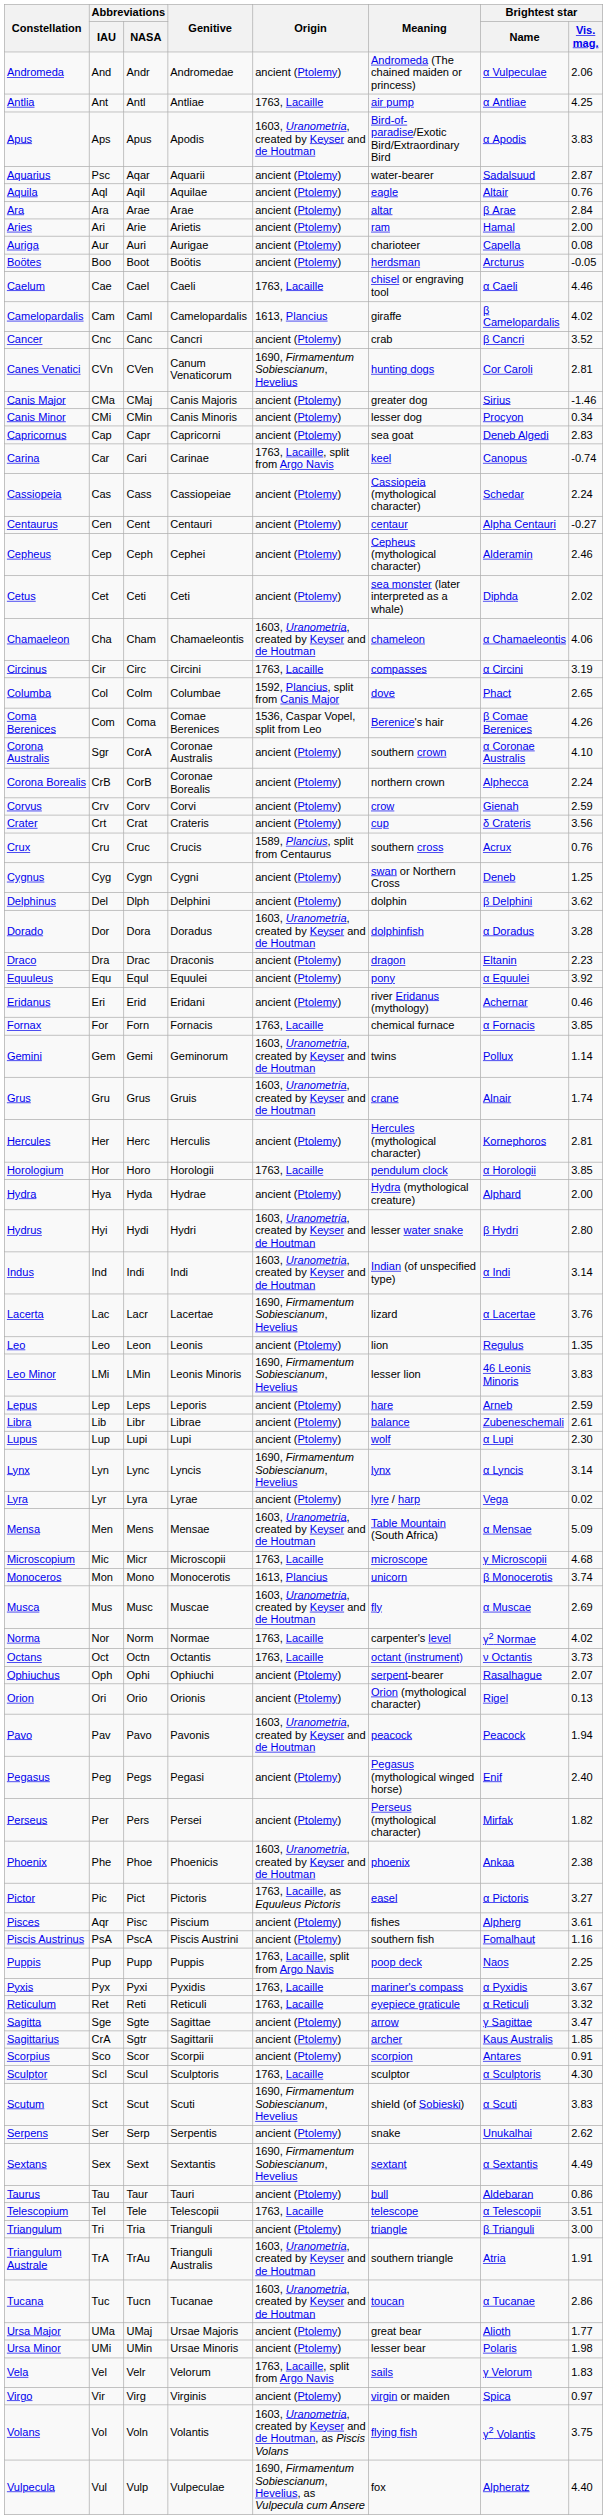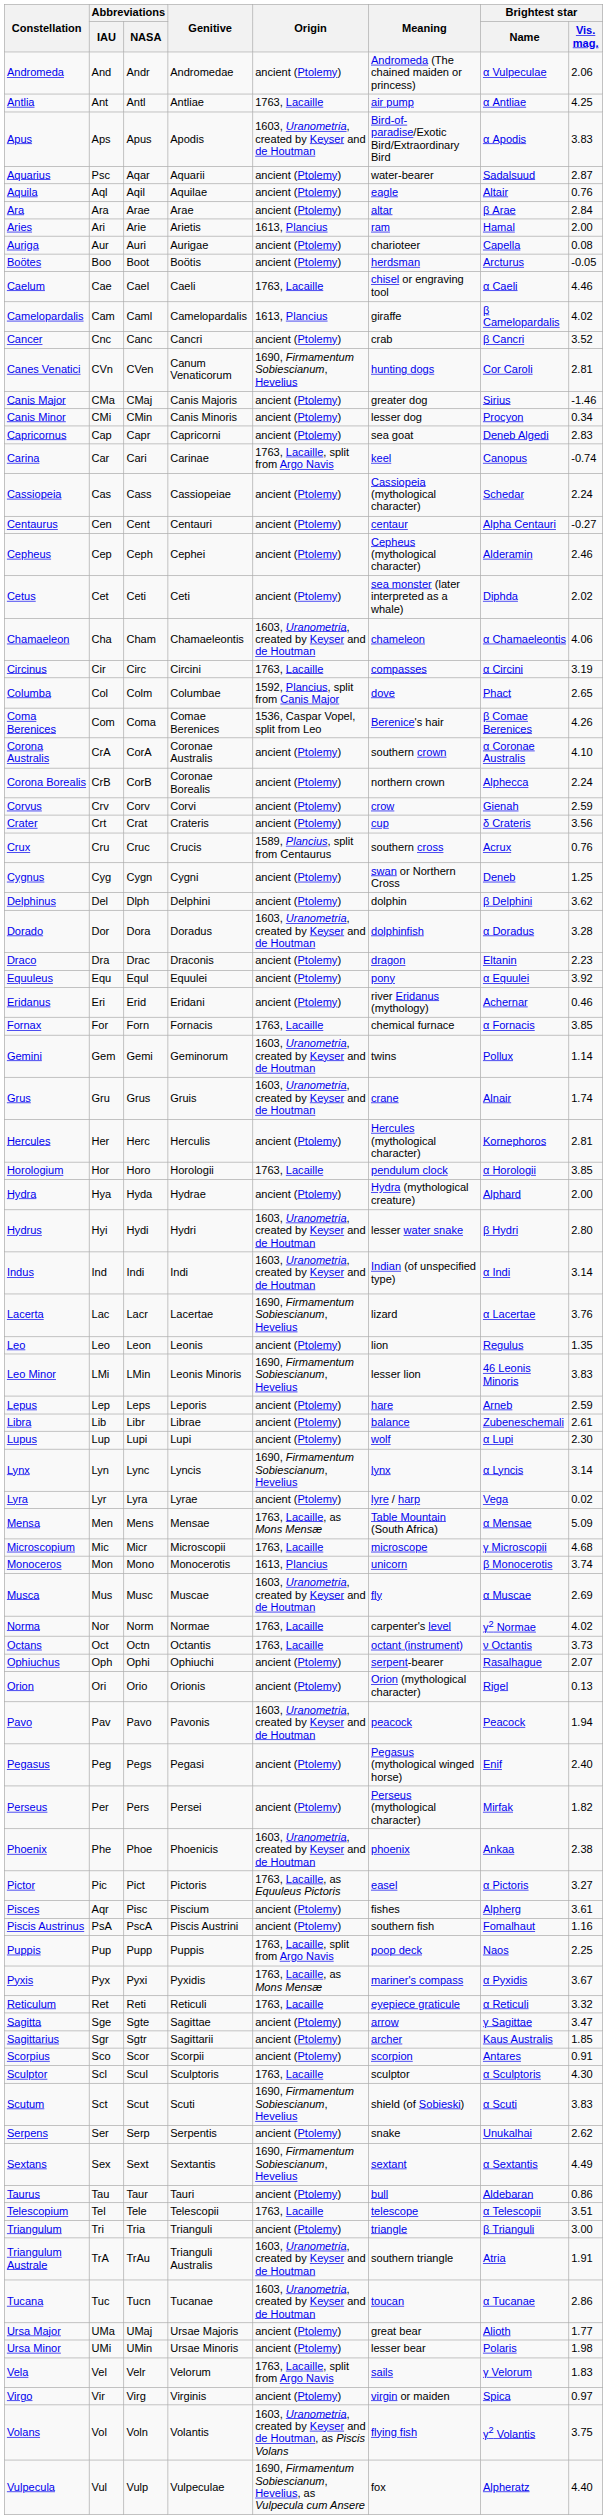(298, 227) ancient (Ptolemy) -> (291, 227) 1613, Plancius
(100, 753) Sgr -> (101, 753) CrA
(310, 1530) 1603, Uranometria, created by Keyser and de Houtman -> (298, 1523) 1763, Lacaille, as Mons Mensæ
(289, 1987) 1763, Lacaille -> (298, 1980) 1763, Lacaille, as Mons Mensæ
(101, 2039) CrA -> (100, 2039) Sgr
